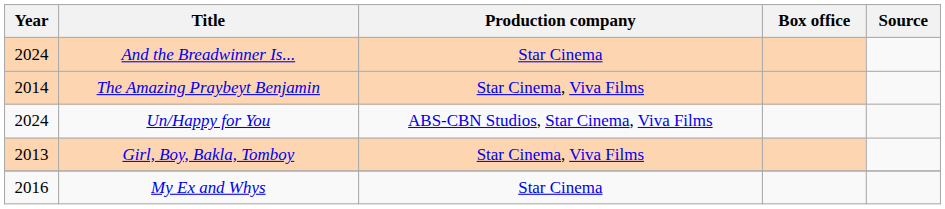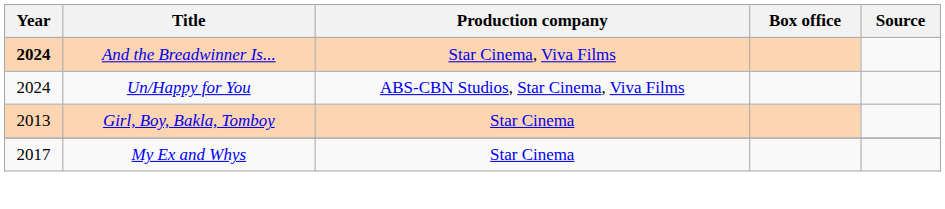(32, 54) normal -> (34, 54) bold
(560, 54) Star Cinema -> (532, 54) Star Cinema, Viva Films
- row: (208, 87)
(560, 154) Star Cinema, Viva Films -> (532, 120) Star Cinema
(32, 187) 2016 -> (34, 154) 2017
